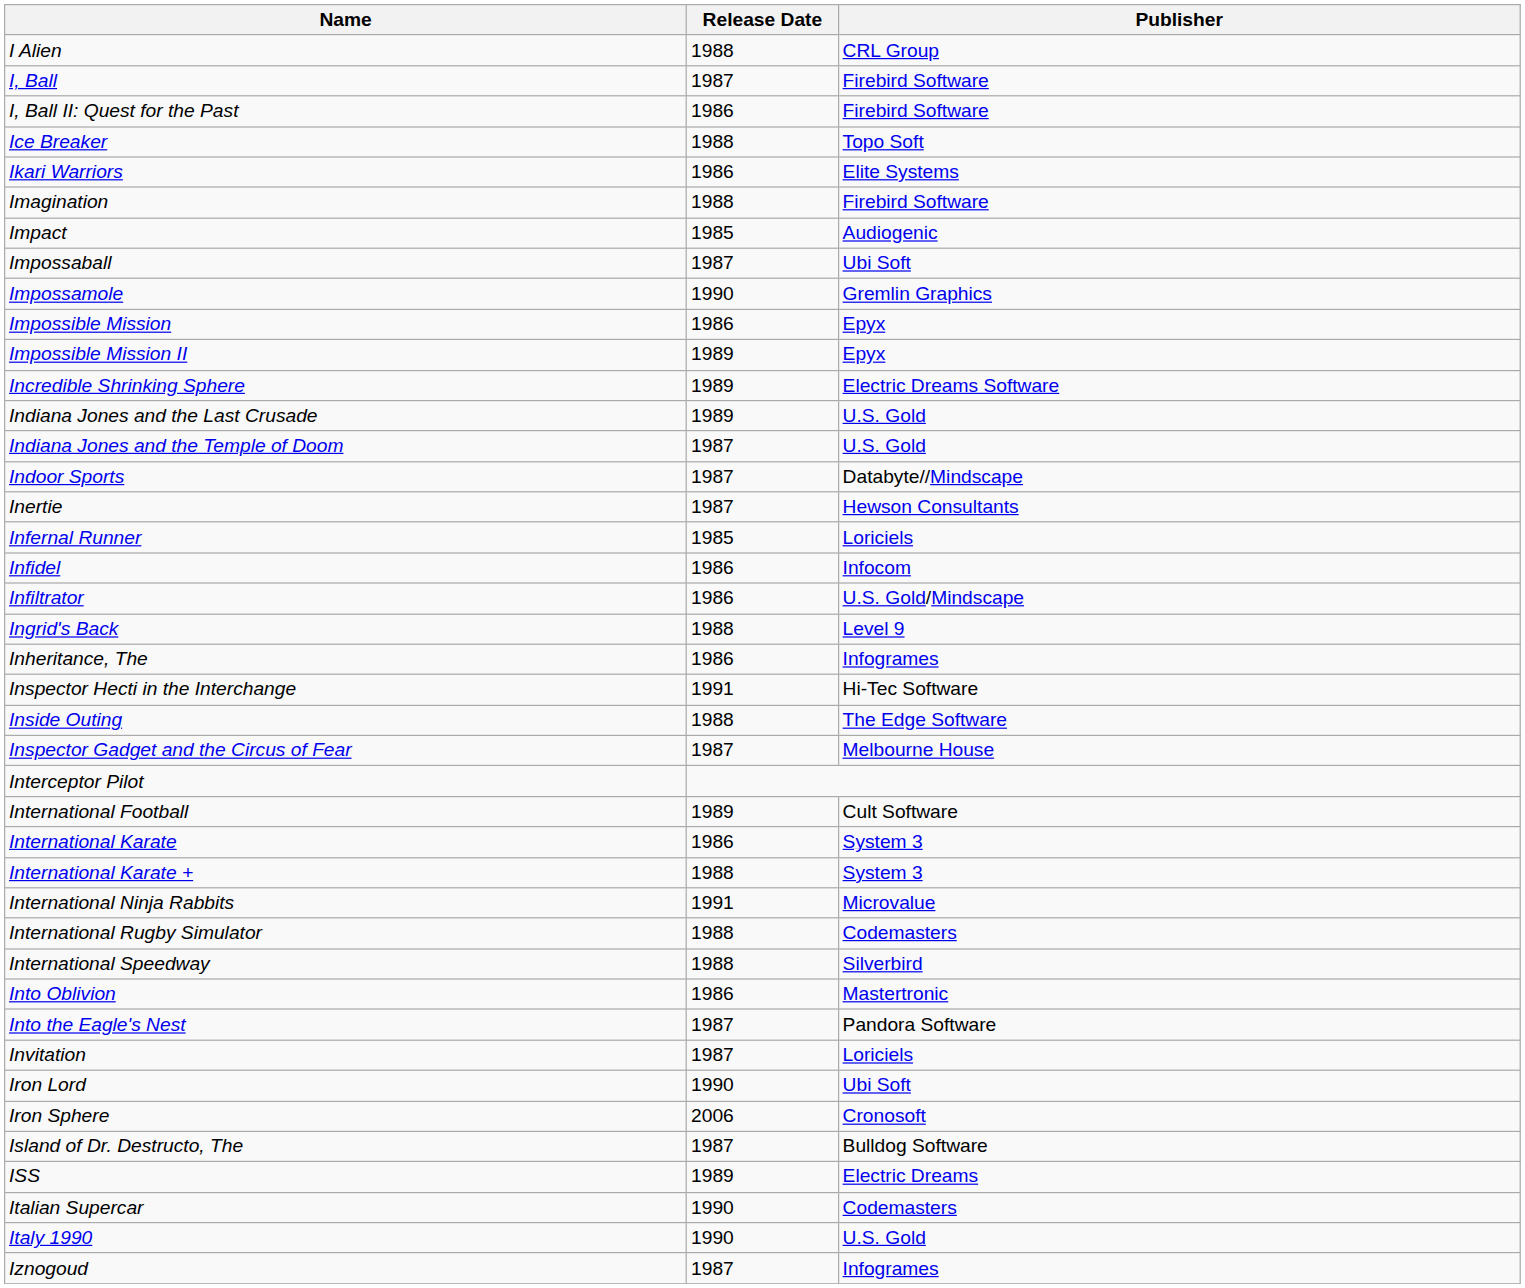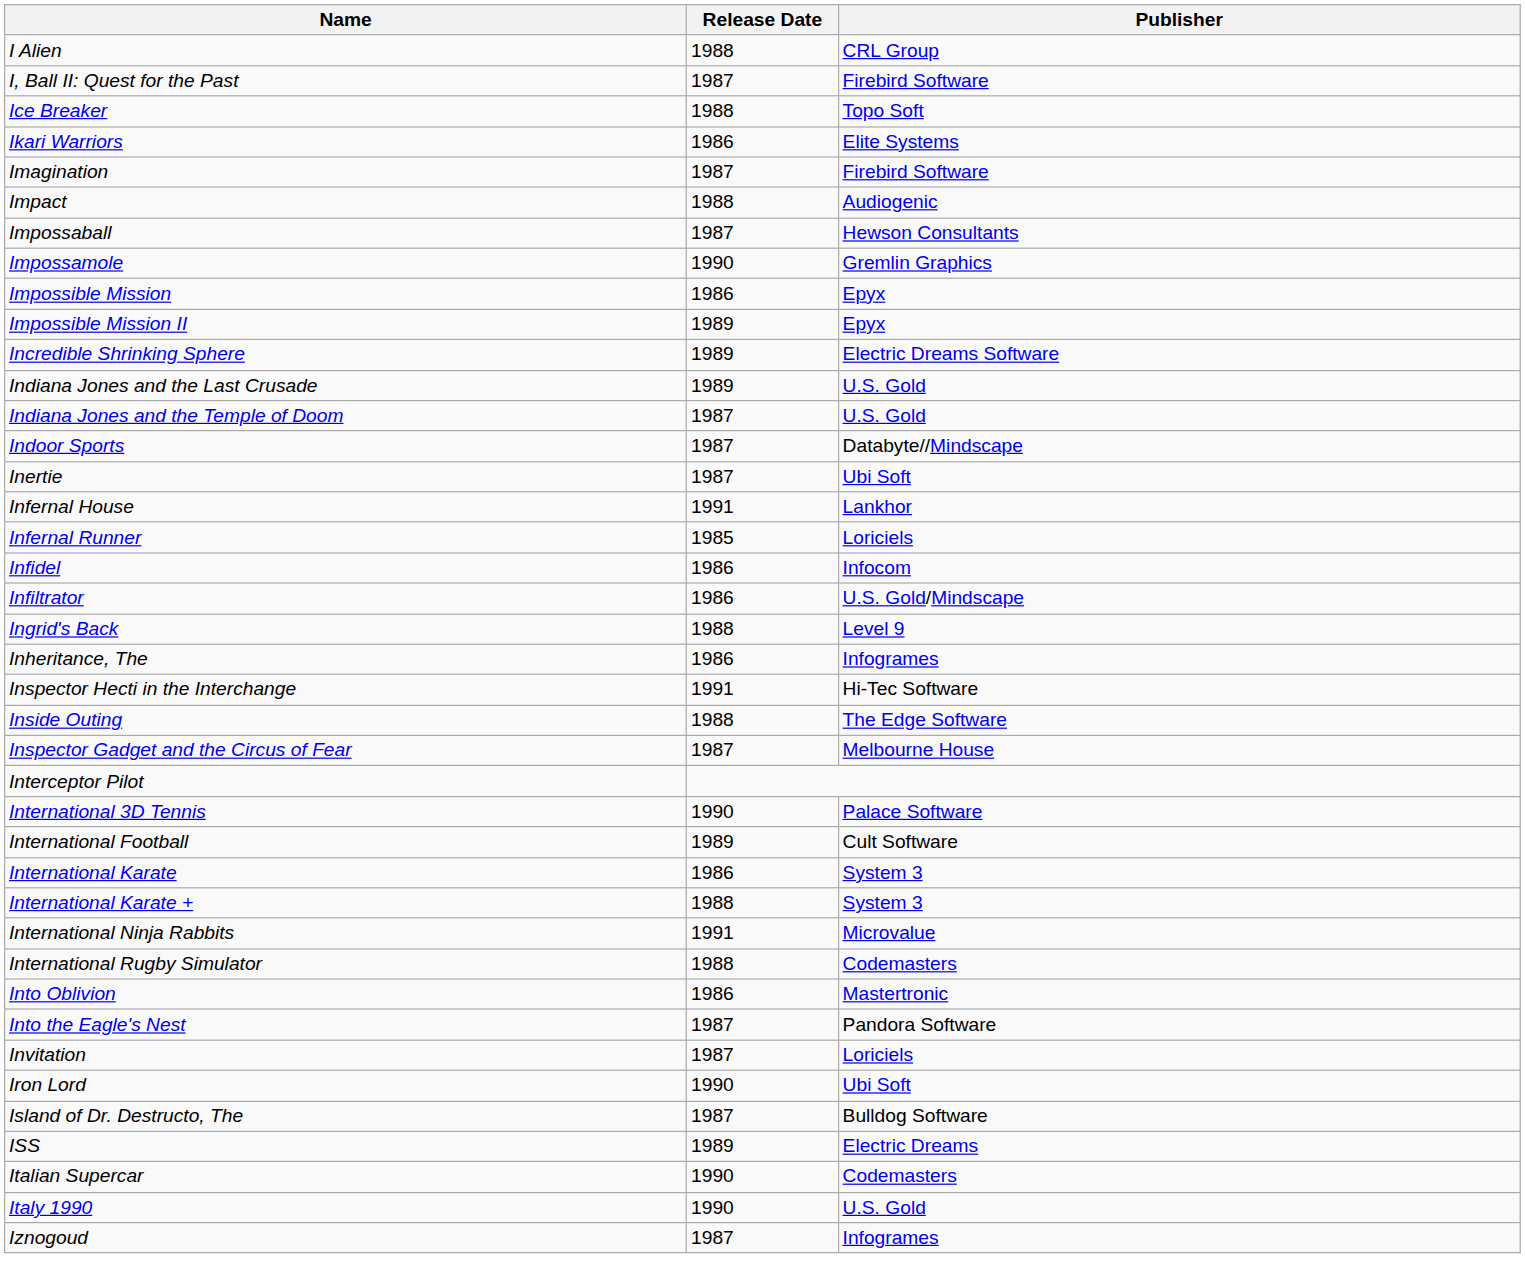- row: (33, 80)
(712, 111) 1986 -> (712, 80) 1987
(712, 202) 1988 -> (712, 171) 1987
(712, 232) 1985 -> (712, 202) 1988
(877, 263) Ubi Soft -> (931, 232) Hewson Consultants
(931, 506) Hewson Consultants -> (877, 476) Ubi Soft
+ row: (71, 506)
+ row: (107, 811)
- row: (109, 963)
- row: (59, 1115)
